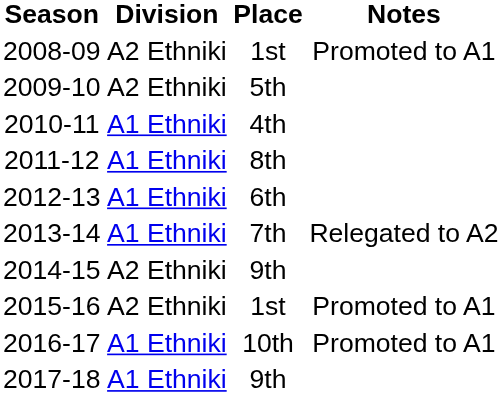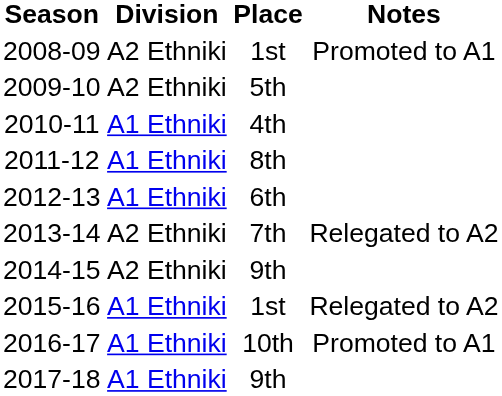(167, 233) A1 Ethniki -> (167, 233) A2 Ethniki
(167, 306) A2 Ethniki -> (167, 306) A1 Ethniki
(404, 306) Promoted to A1 -> (404, 306) Relegated to A2
